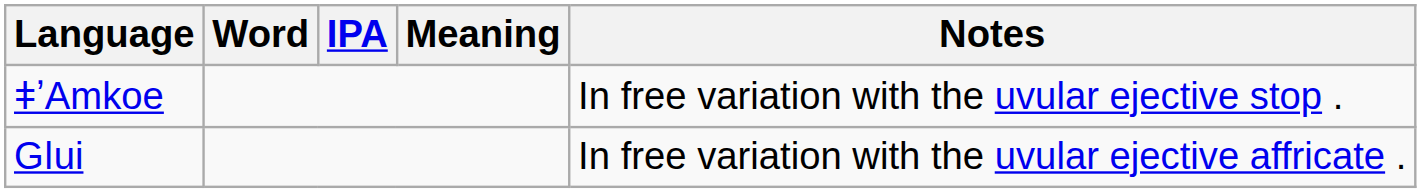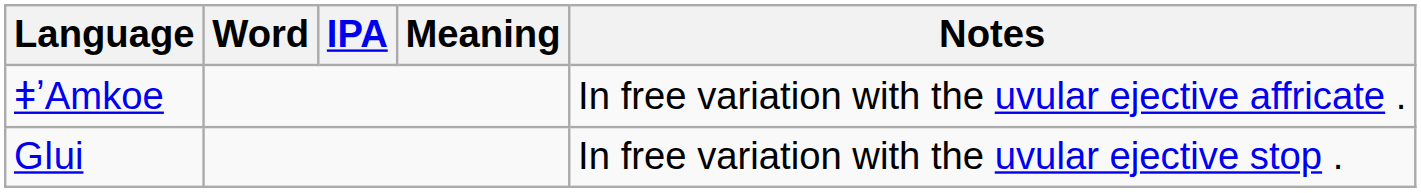(961, 95) In free variation with the uvular ejective stop . -> (992, 95) In free variation with the uvular ejective affricate .
(992, 156) In free variation with the uvular ejective affricate . -> (961, 156) In free variation with the uvular ejective stop .
